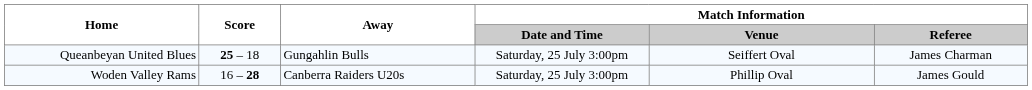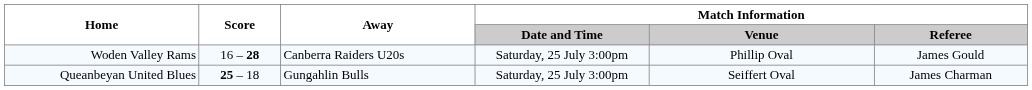rows swapped: (128, 55) <-> (143, 75)
